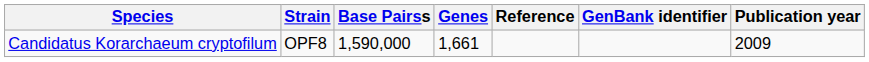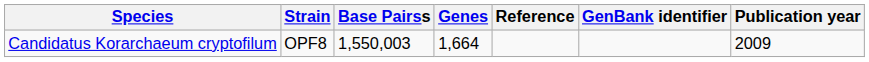(374, 43) 1,590,000 -> (374, 43) 1,550,003
(459, 43) 1,661 -> (459, 43) 1,664
